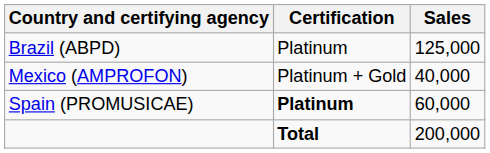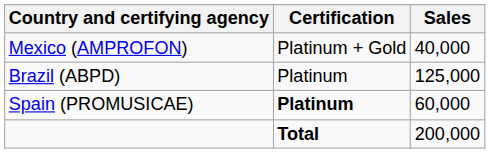rows swapped: (64, 47) <-> (98, 76)
